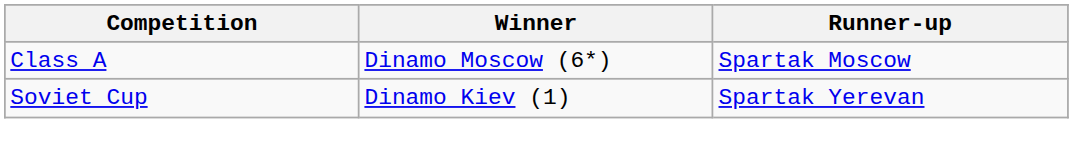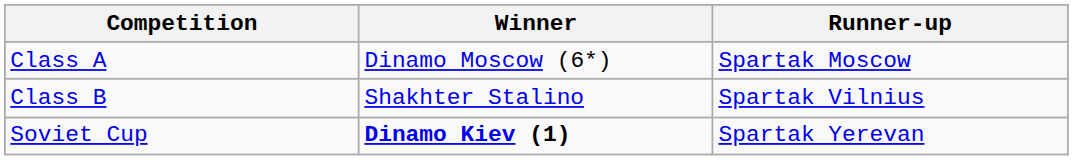+ row: (58, 98)
(467, 98) normal -> (467, 135) bold
